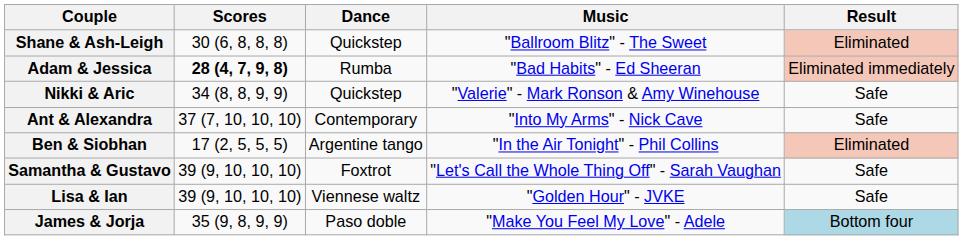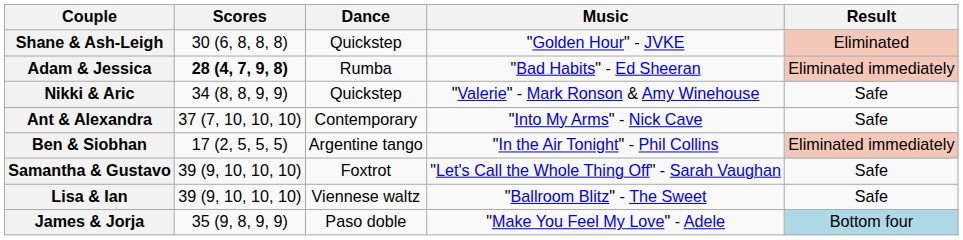(606, 42) "Ballroom Blitz" - The Sweet -> (606, 42) "Golden Hour" - JVKE
(871, 145) Eliminated -> (871, 145) Eliminated immediately
(606, 196) "Golden Hour" - JVKE -> (606, 196) "Ballroom Blitz" - The Sweet
